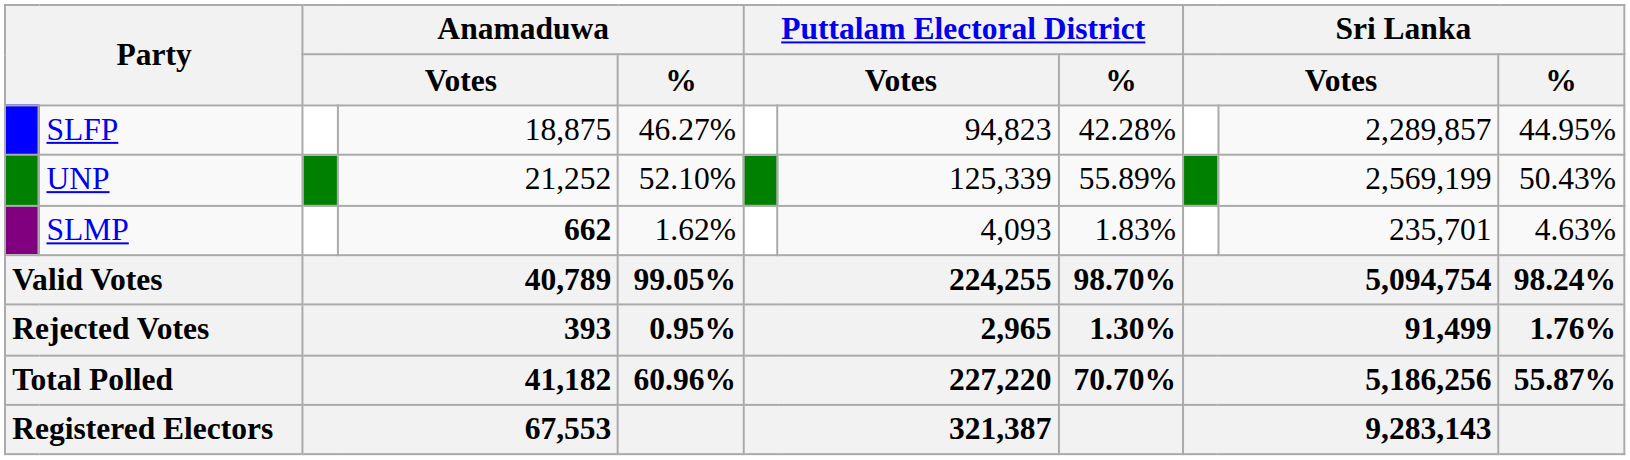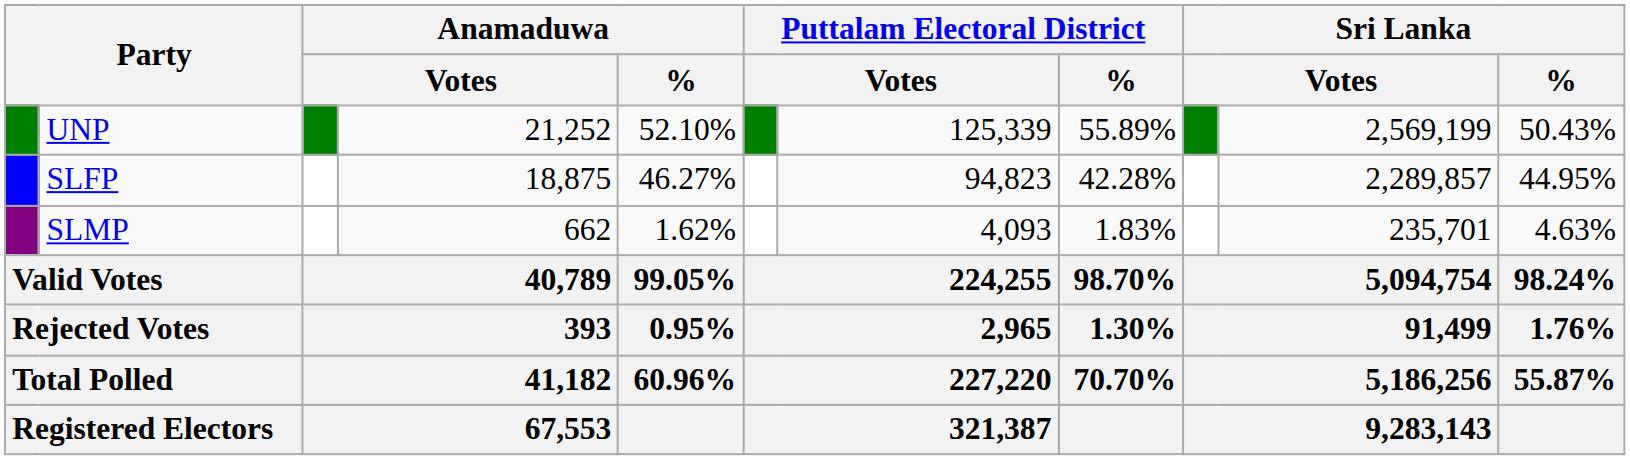rows swapped: (78, 179) <-> (82, 129)
(588, 229) bold -> (588, 229) normal
